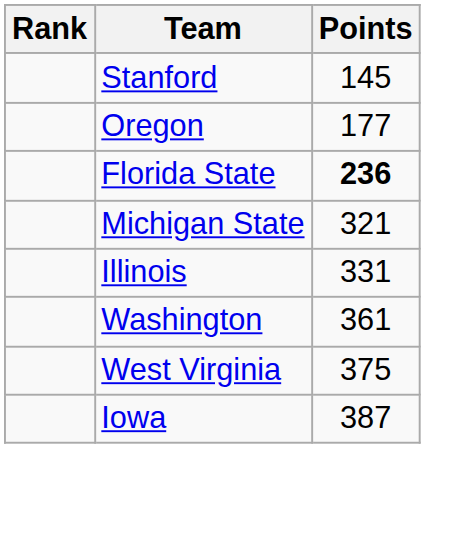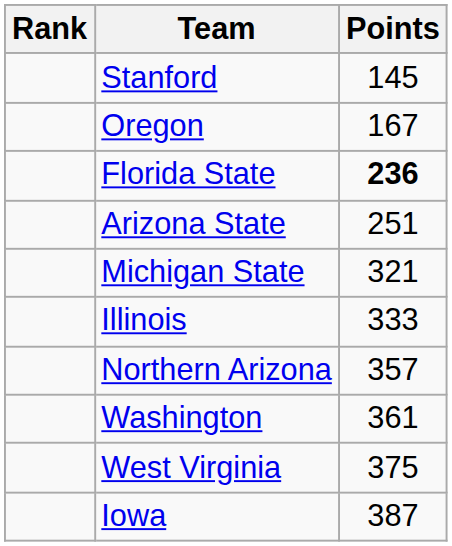(366, 126) 177 -> (393, 126) 167
+ row: (194, 223)
(366, 272) 331 -> (393, 321) 333
+ row: (217, 369)
